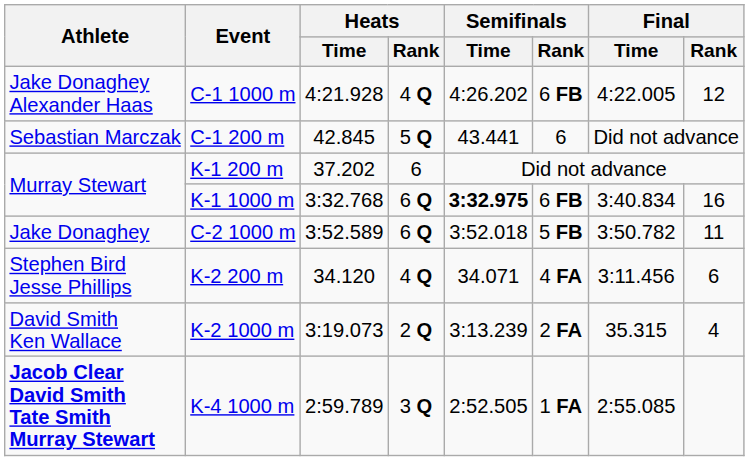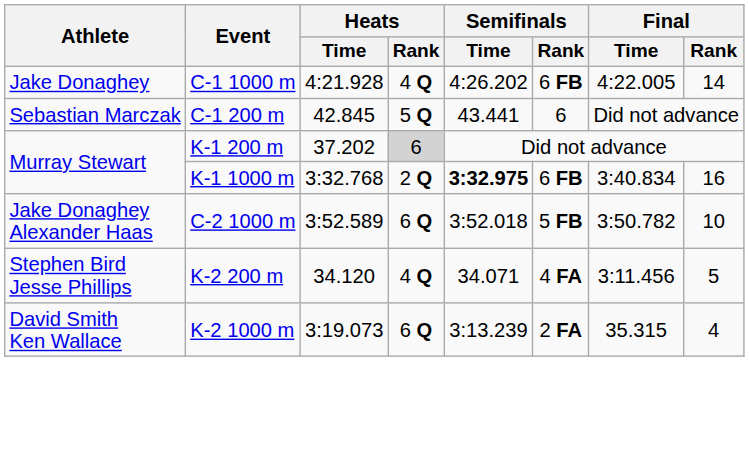(81, 94) Jake Donaghey Alexander Haas -> (79, 83) Jake Donaghey
(714, 94) 12 -> (714, 83) 14
(416, 169) no background -> (416, 147) lightgrey background
(416, 201) 6 Q -> (416, 178) 2 Q
(79, 233) Jake Donaghey -> (81, 222) Jake Donaghey Alexander Haas
(714, 233) 11 -> (714, 222) 10
(714, 276) 6 -> (714, 276) 5
(416, 330) 2 Q -> (416, 330) 6 Q
- row: (242, 407)
